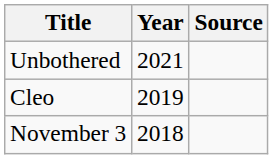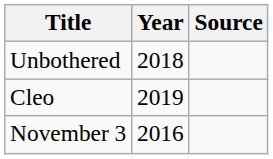(160, 60) 2021 -> (160, 60) 2018
(160, 134) 2018 -> (160, 134) 2016
